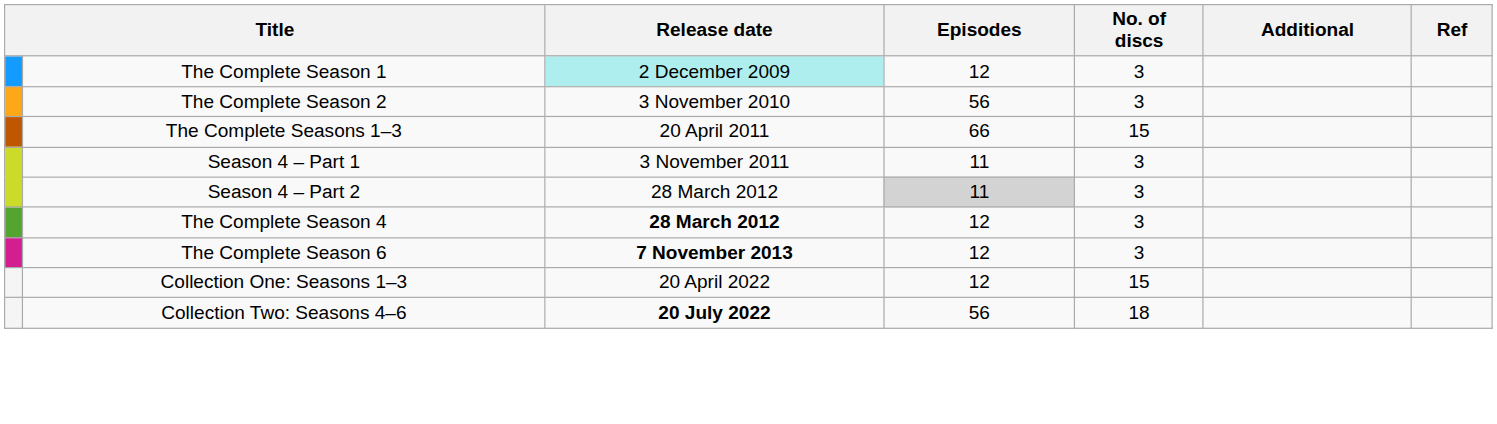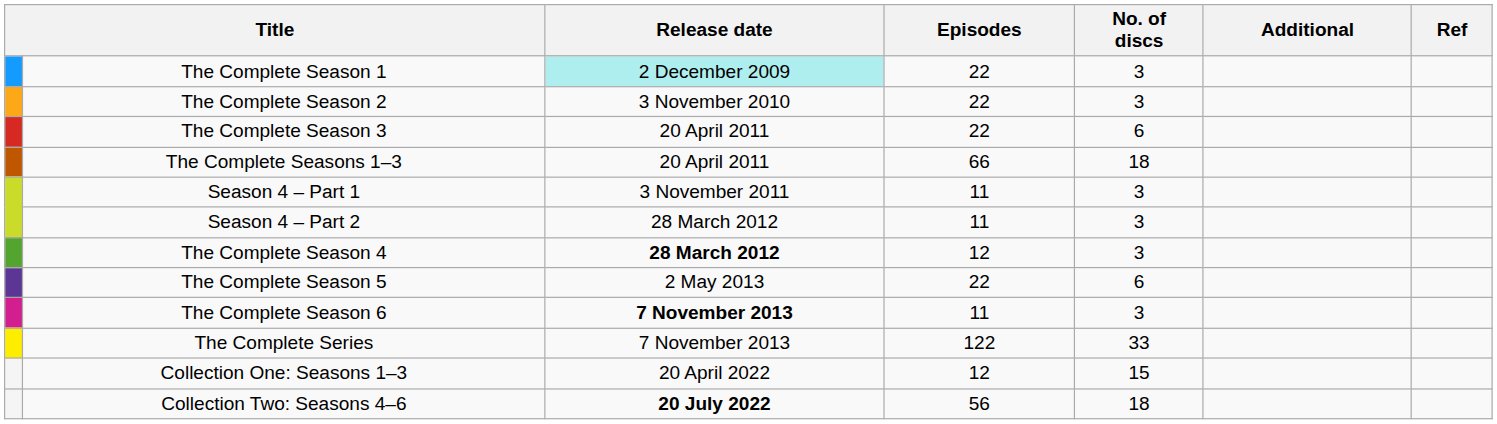(979, 71) 12 -> (979, 71) 22
(979, 101) 56 -> (979, 101) 22
+ row: (284, 131)
(1139, 131) 15 -> (1139, 161) 18
(979, 191) lightgrey background -> (979, 222) no background
+ row: (284, 282)
(979, 252) 12 -> (979, 312) 11
+ row: (284, 342)
